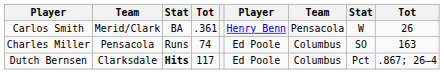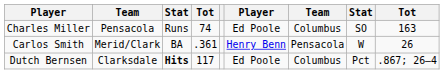rows swapped: (48, 29) <-> (48, 45)
